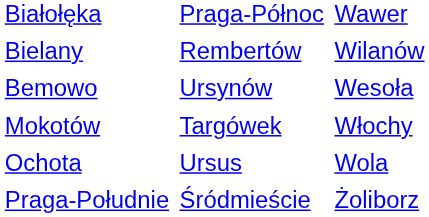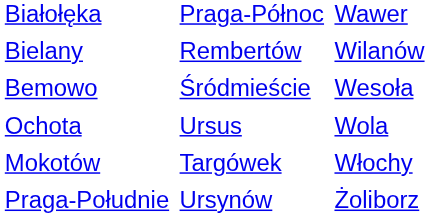(226, 88) Ursynów -> (245, 88) Śródmieście
rows swapped: (53, 125) <-> (43, 163)
(245, 200) Śródmieście -> (226, 200) Ursynów
